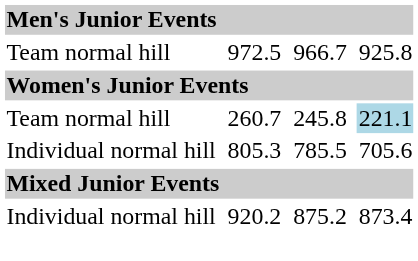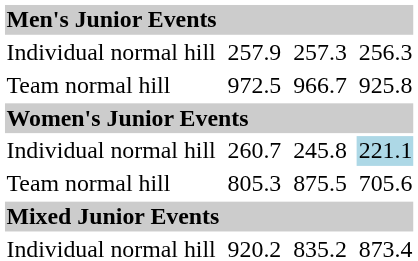+ row: (254, 52)
(88, 117) Team normal hill -> (111, 150) Individual normal hill
(111, 150) Individual normal hill -> (88, 183) Team normal hill
(320, 150) 785.5 -> (320, 183) 875.5
(320, 216) 875.2 -> (320, 249) 835.2
